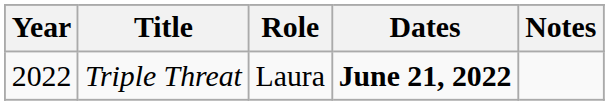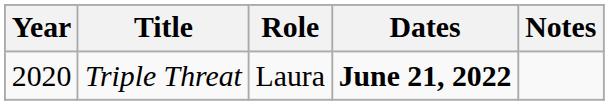(42, 75) 2022 -> (42, 75) 2020
